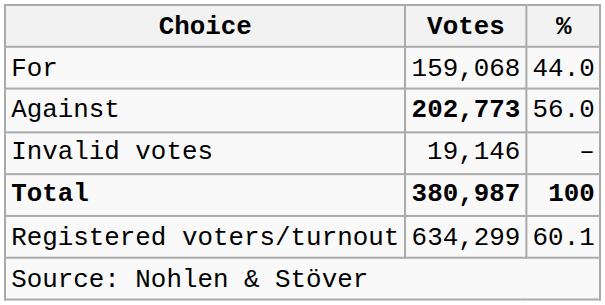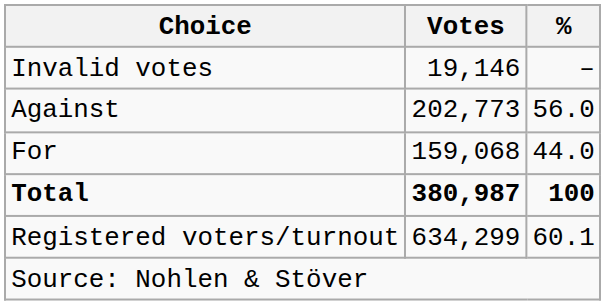rows swapped: (34, 68) <-> (112, 153)
(466, 110) bold -> (466, 110) normal
